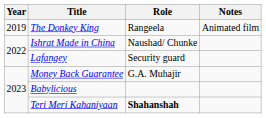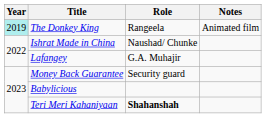(16, 27) no background -> (16, 27) paleturquoise background
(156, 58) Security guard -> (154, 58) G.A. Muhajir
(154, 74) G.A. Muhajir -> (156, 74) Security guard
